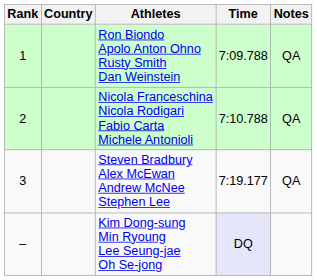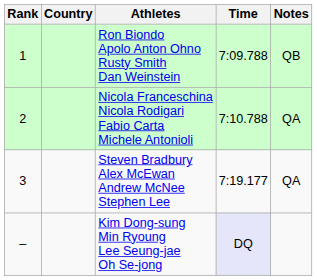(291, 55) QA -> (291, 55) QB
